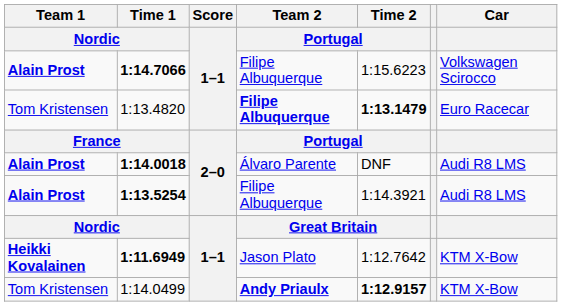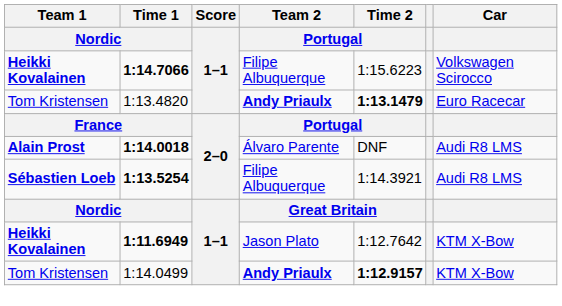(46, 70) Alain Prost -> (47, 70) Heikki Kovalainen
(285, 109) Filipe Albuquerque -> (287, 101) Andy Priaulx
(46, 195) Alain Prost -> (62, 179) Sébastien Loeb
